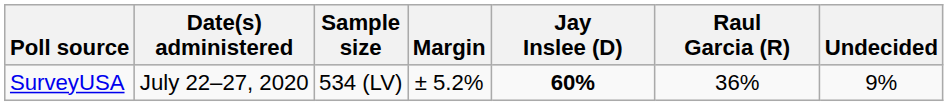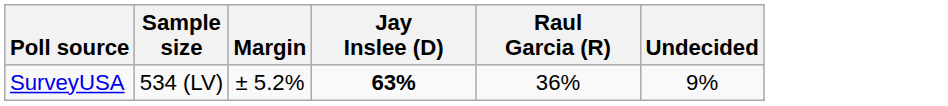- column: (224, 35)
(573, 82) 60% -> (394, 82) 63%
